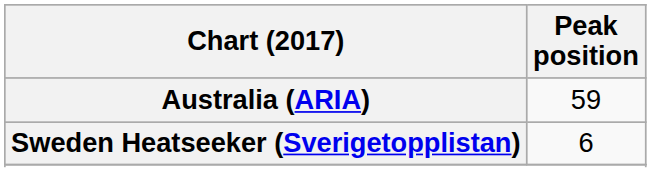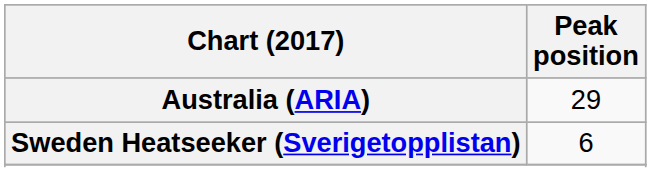(586, 99) 59 -> (586, 99) 29
